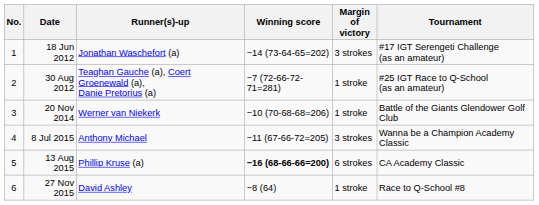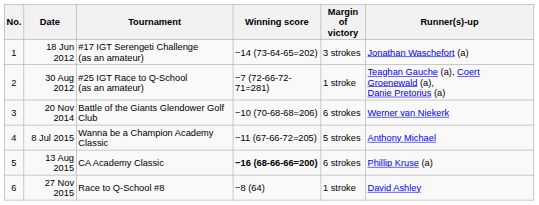columns swapped: (455, 22) <-> (160, 22)
(351, 113) 1 stroke -> (342, 113) 6 strokes
(353, 138) 3 strokes -> (342, 138) 5 strokes
